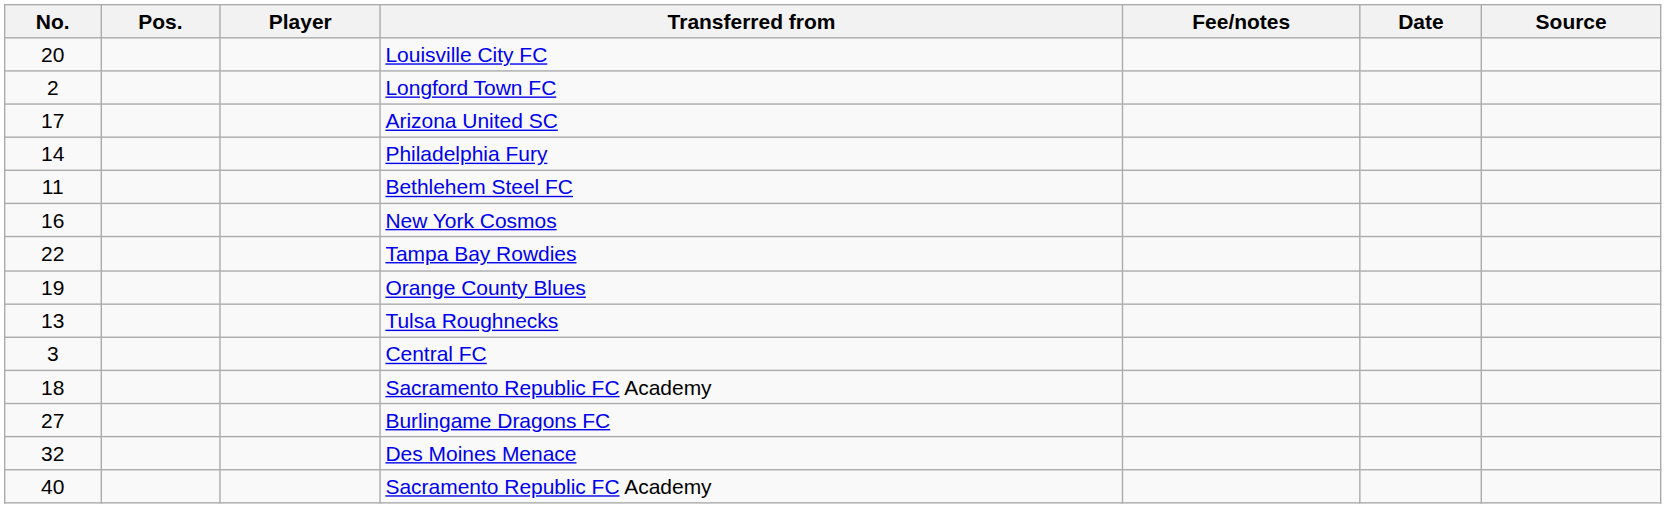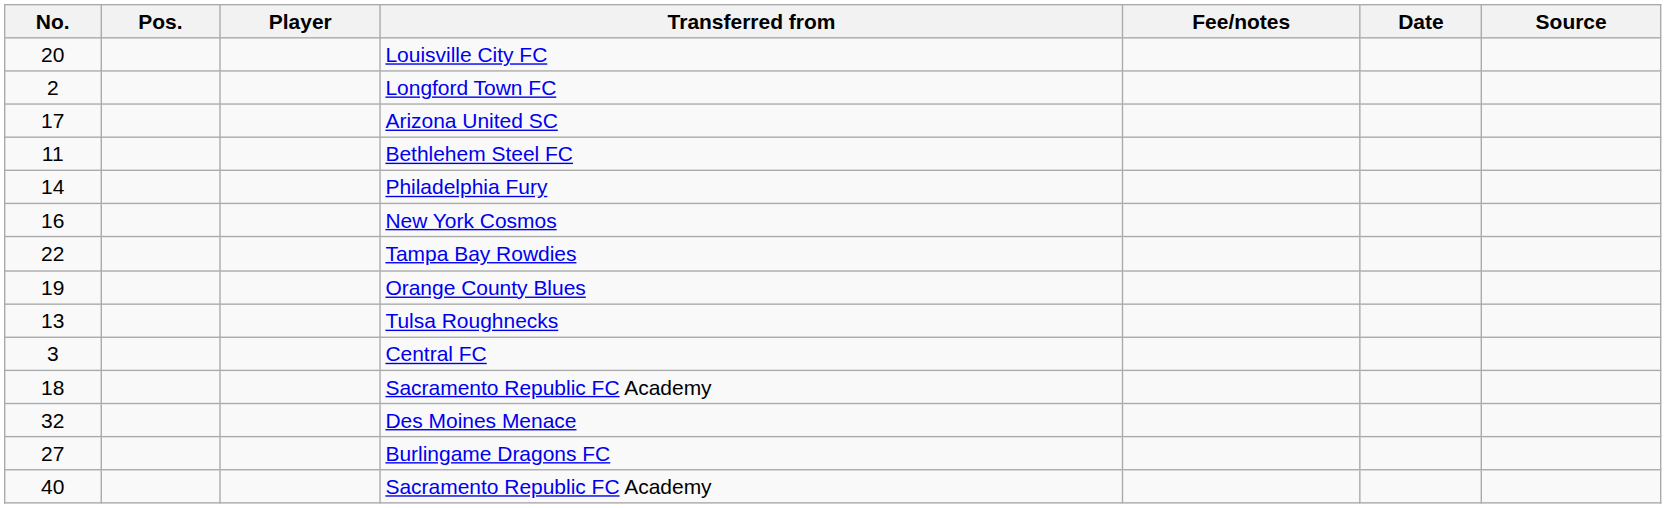rows swapped: (53, 188) <-> (53, 154)
rows swapped: (53, 453) <-> (53, 420)
